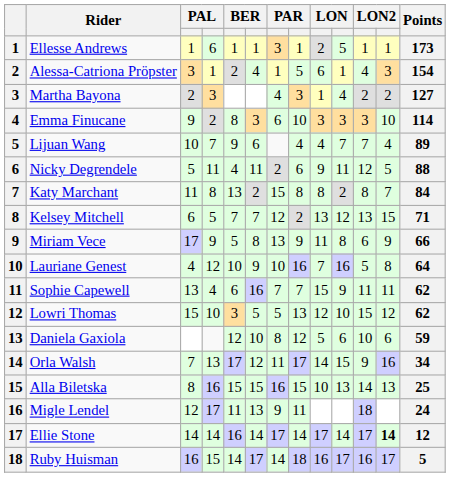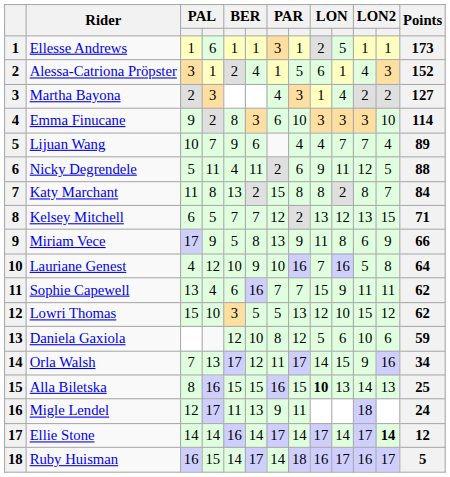(423, 71) 154 -> (423, 71) 152
(321, 386) normal -> (321, 386) bold
